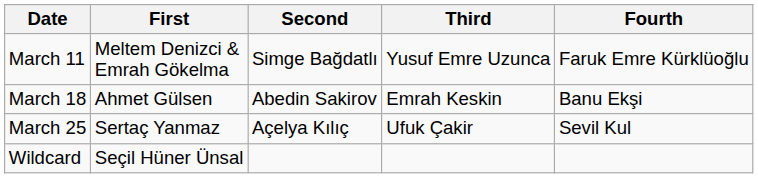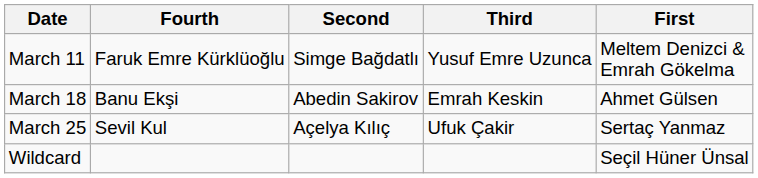columns swapped: (169, 19) <-> (654, 19)
